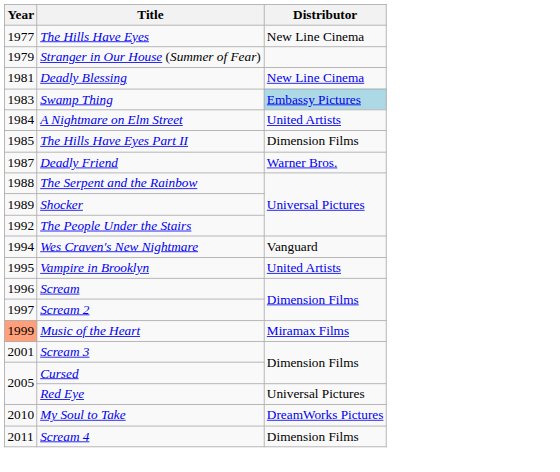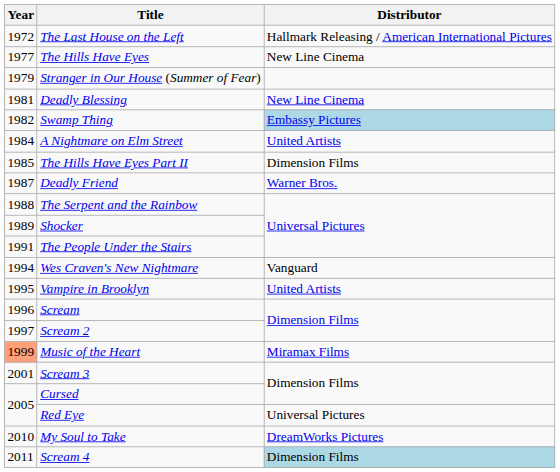+ row: (112, 36)
(21, 99) 1983 -> (21, 120) 1982
(21, 225) 1992 -> (21, 246) 1991
(313, 436) no background -> (313, 457) lightblue background
